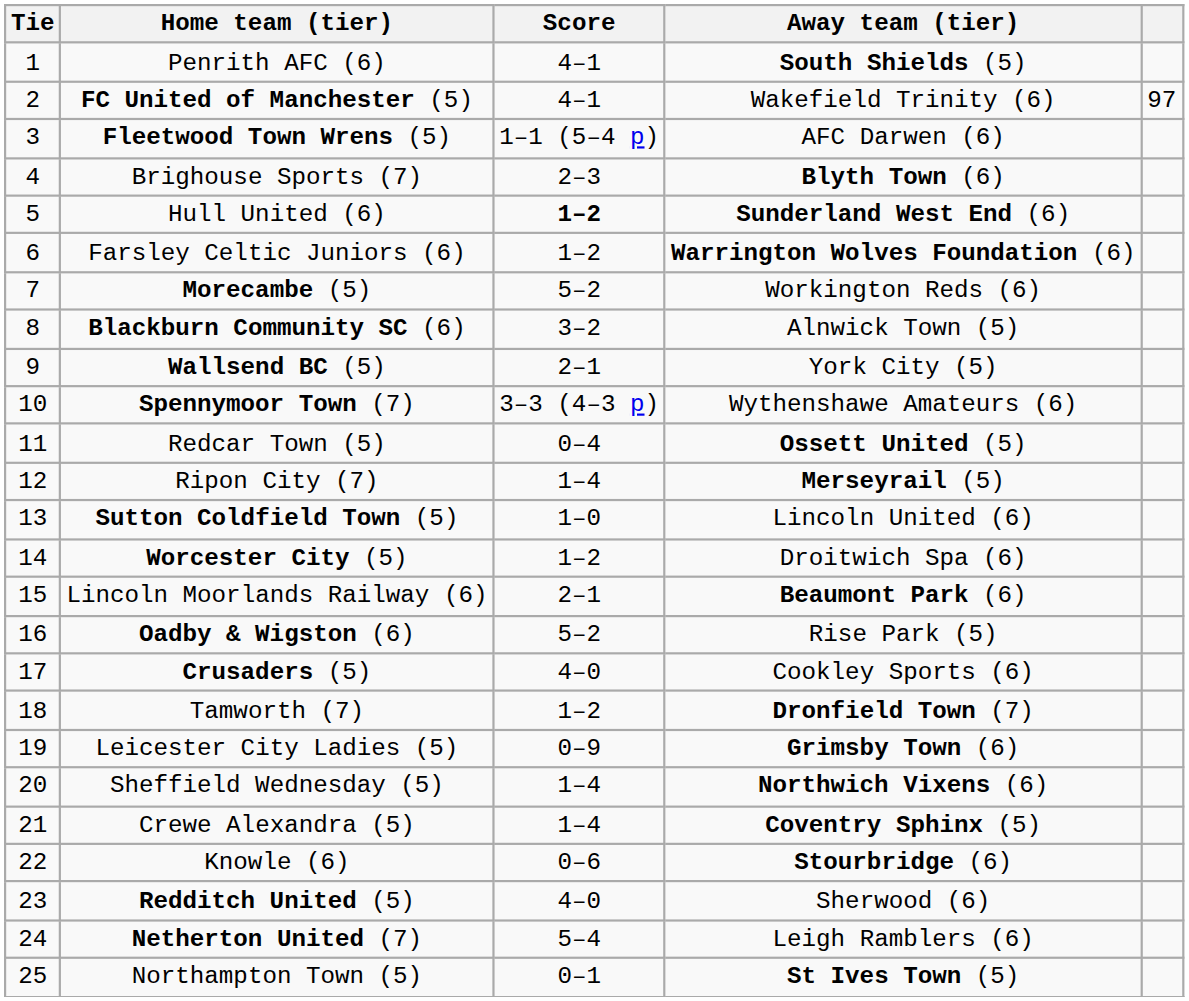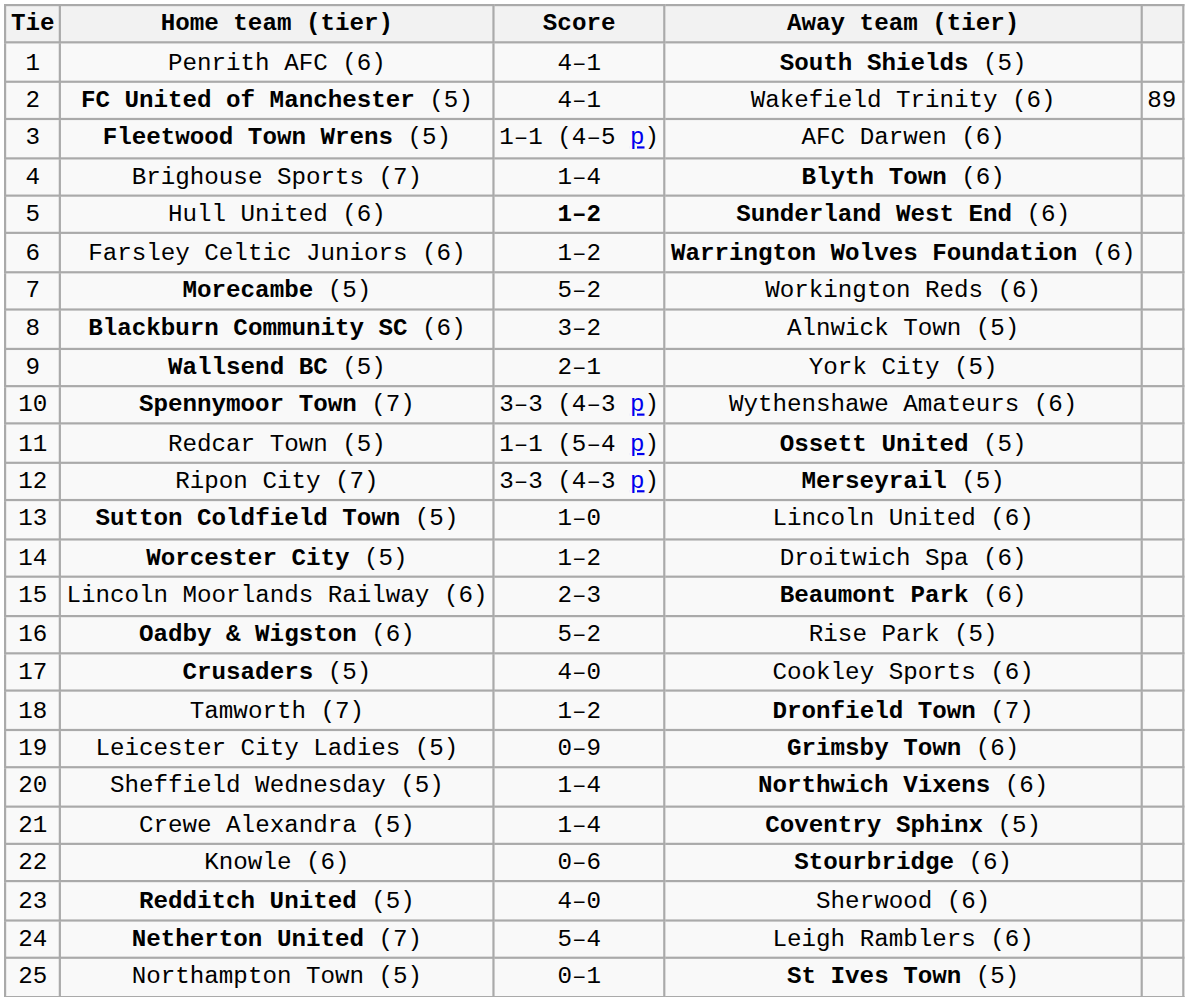(1162, 100) 97 -> (1162, 100) 89
(579, 139) 1–1 (5–4 p) -> (579, 139) 1–1 (4–5 p)
(579, 177) 2–3 -> (579, 177) 1–4
(579, 444) 0–4 -> (579, 444) 1–1 (5–4 p)
(579, 482) 1–4 -> (579, 482) 3–3 (4–3 p)
(579, 596) 2–1 -> (579, 596) 2–3
